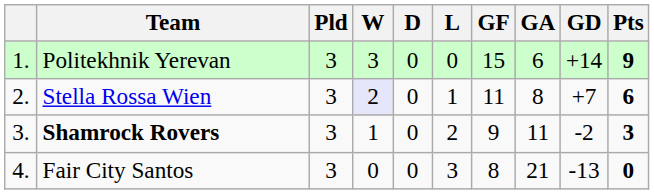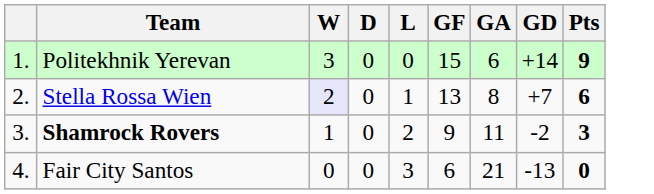- column: (331, 22)
(494, 96) 11 -> (449, 96) 13
(494, 170) 8 -> (449, 170) 6
